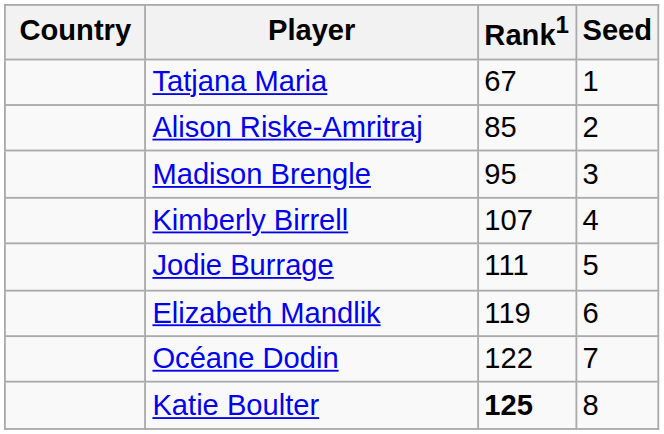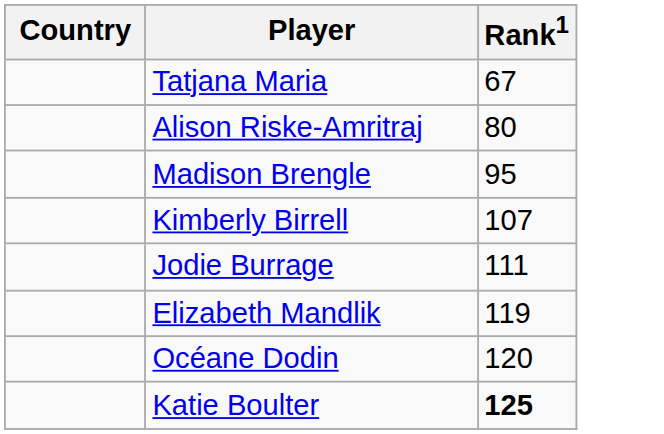- column: (617, 31)
(501, 127) 85 -> (501, 127) 80
(509, 358) 122 -> (509, 358) 120
